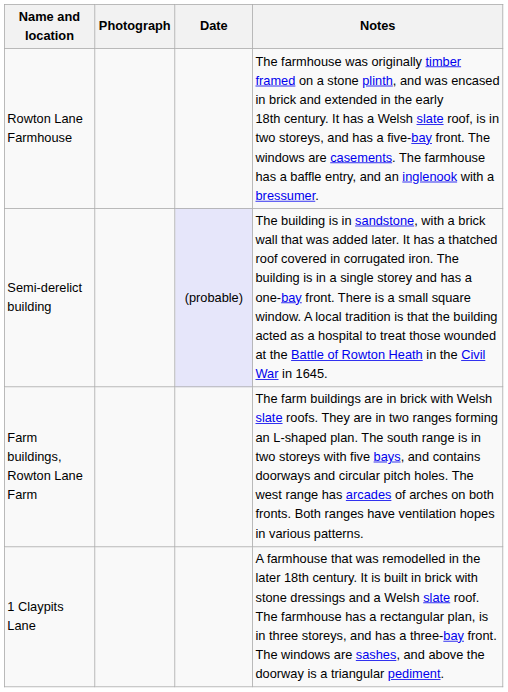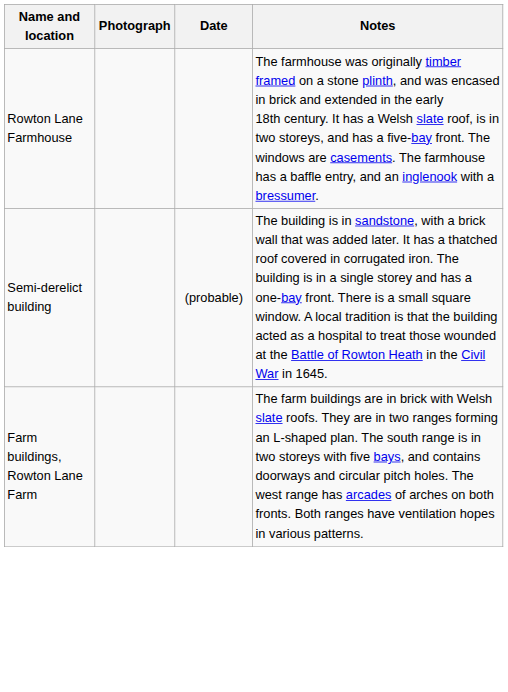(214, 297) lavender background -> (214, 297) no background
- row: (35, 616)
